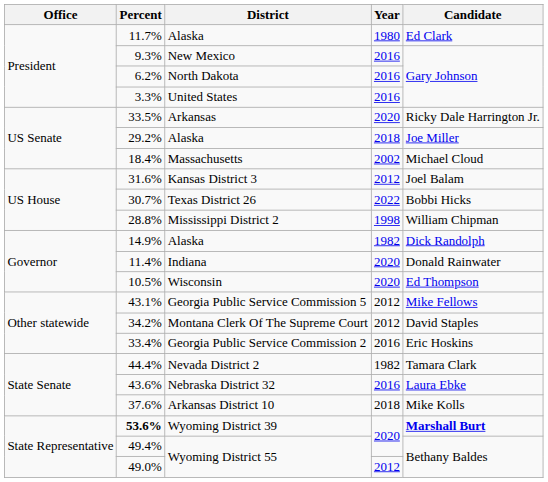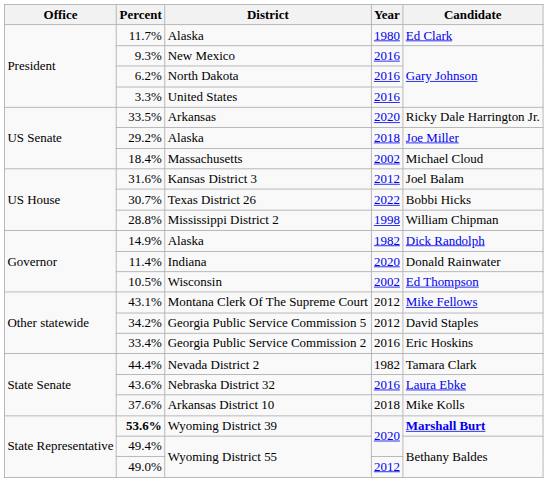(387, 281) 2020 -> (387, 281) 2002
(267, 302) Georgia Public Service Commission 5 -> (268, 302) Montana Clerk Of The Supreme Court
(268, 323) Montana Clerk Of The Supreme Court -> (267, 323) Georgia Public Service Commission 5
